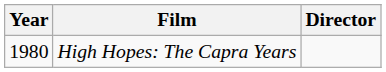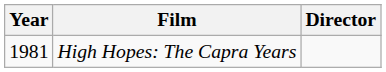(29, 51) 1980 -> (29, 51) 1981
